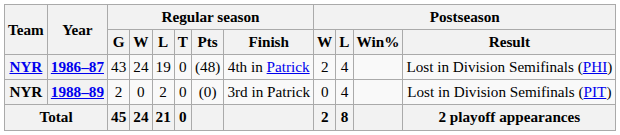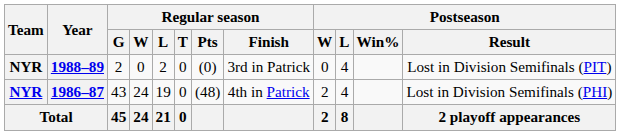rows swapped: (77, 67) <-> (77, 92)
